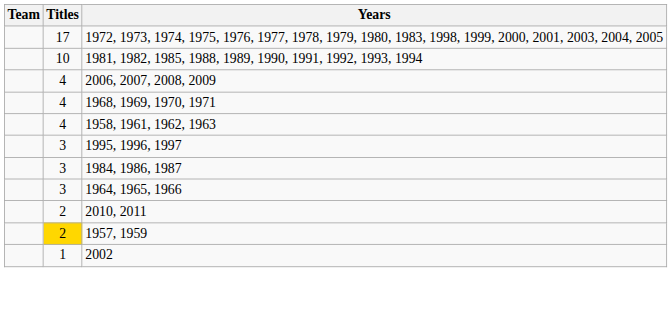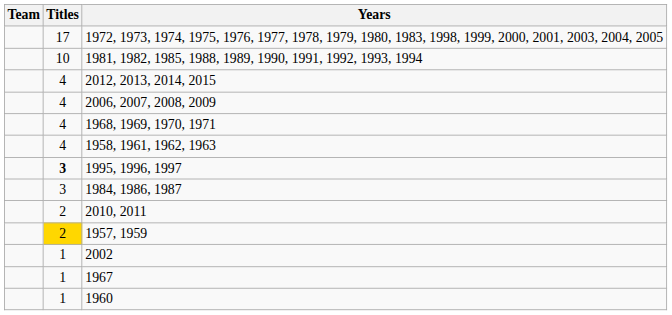+ row: (151, 80)
(63, 146) normal -> (63, 168) bold
- row: (133, 189)
+ row: (99, 277)
+ row: (99, 299)
